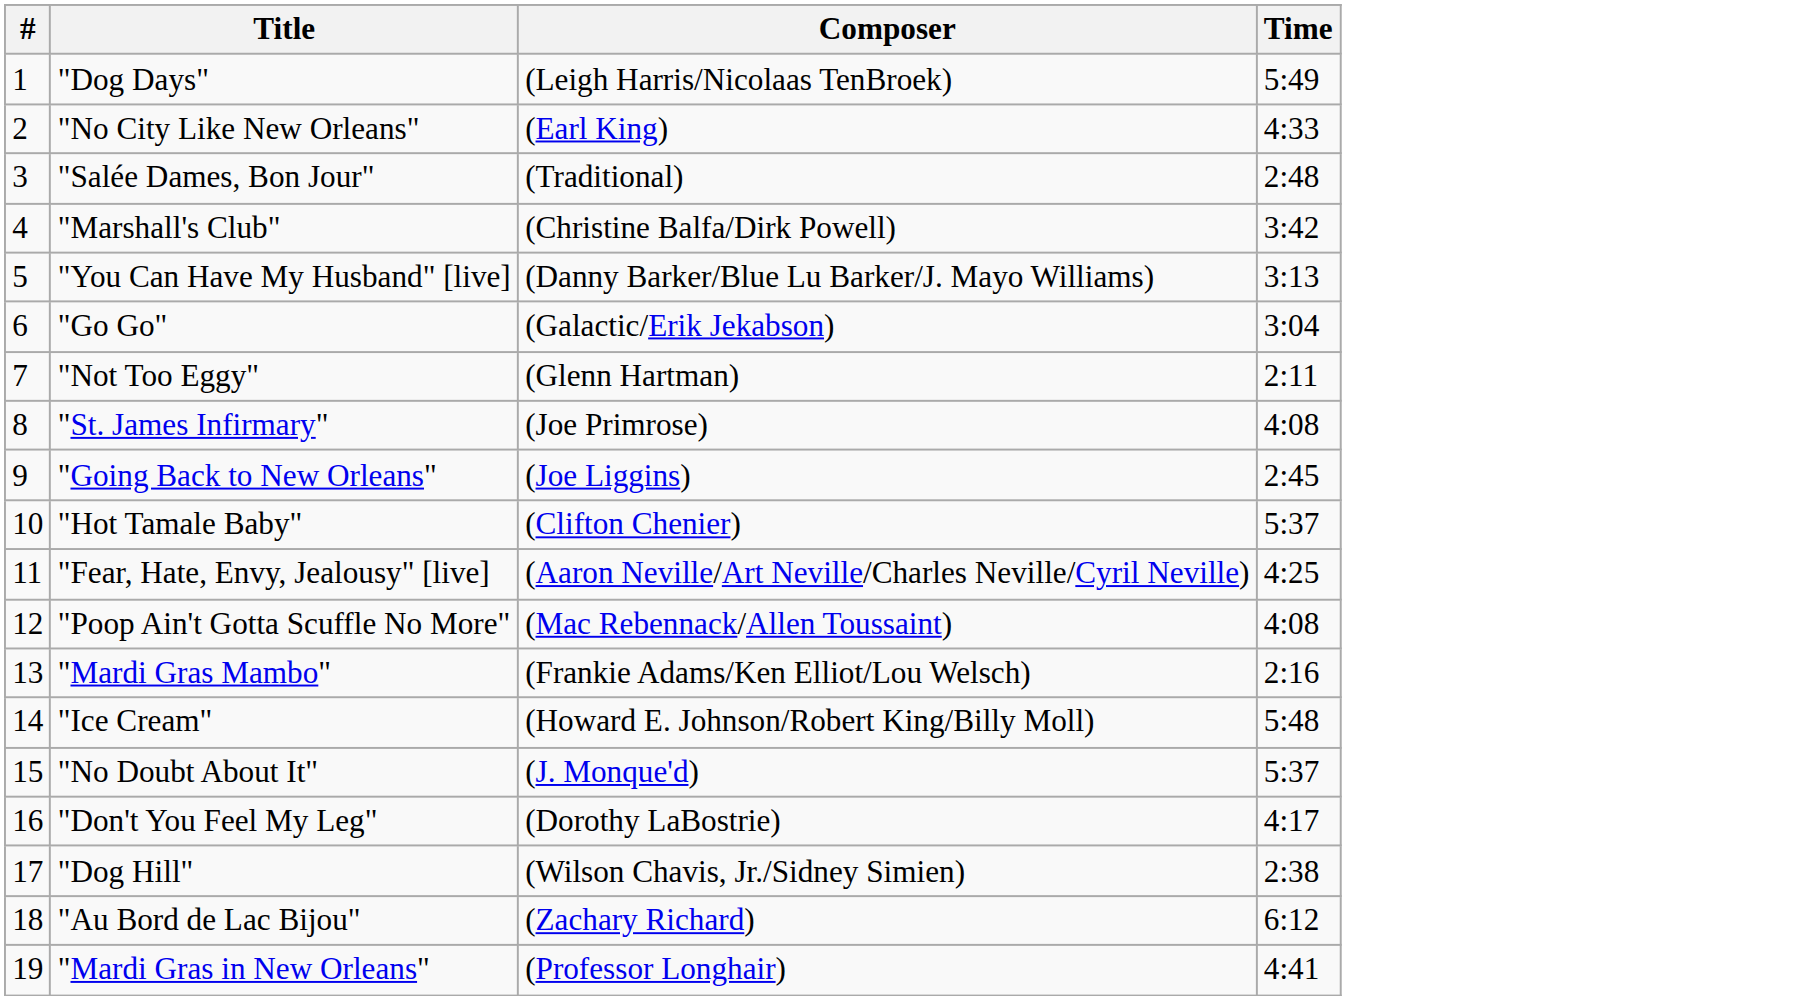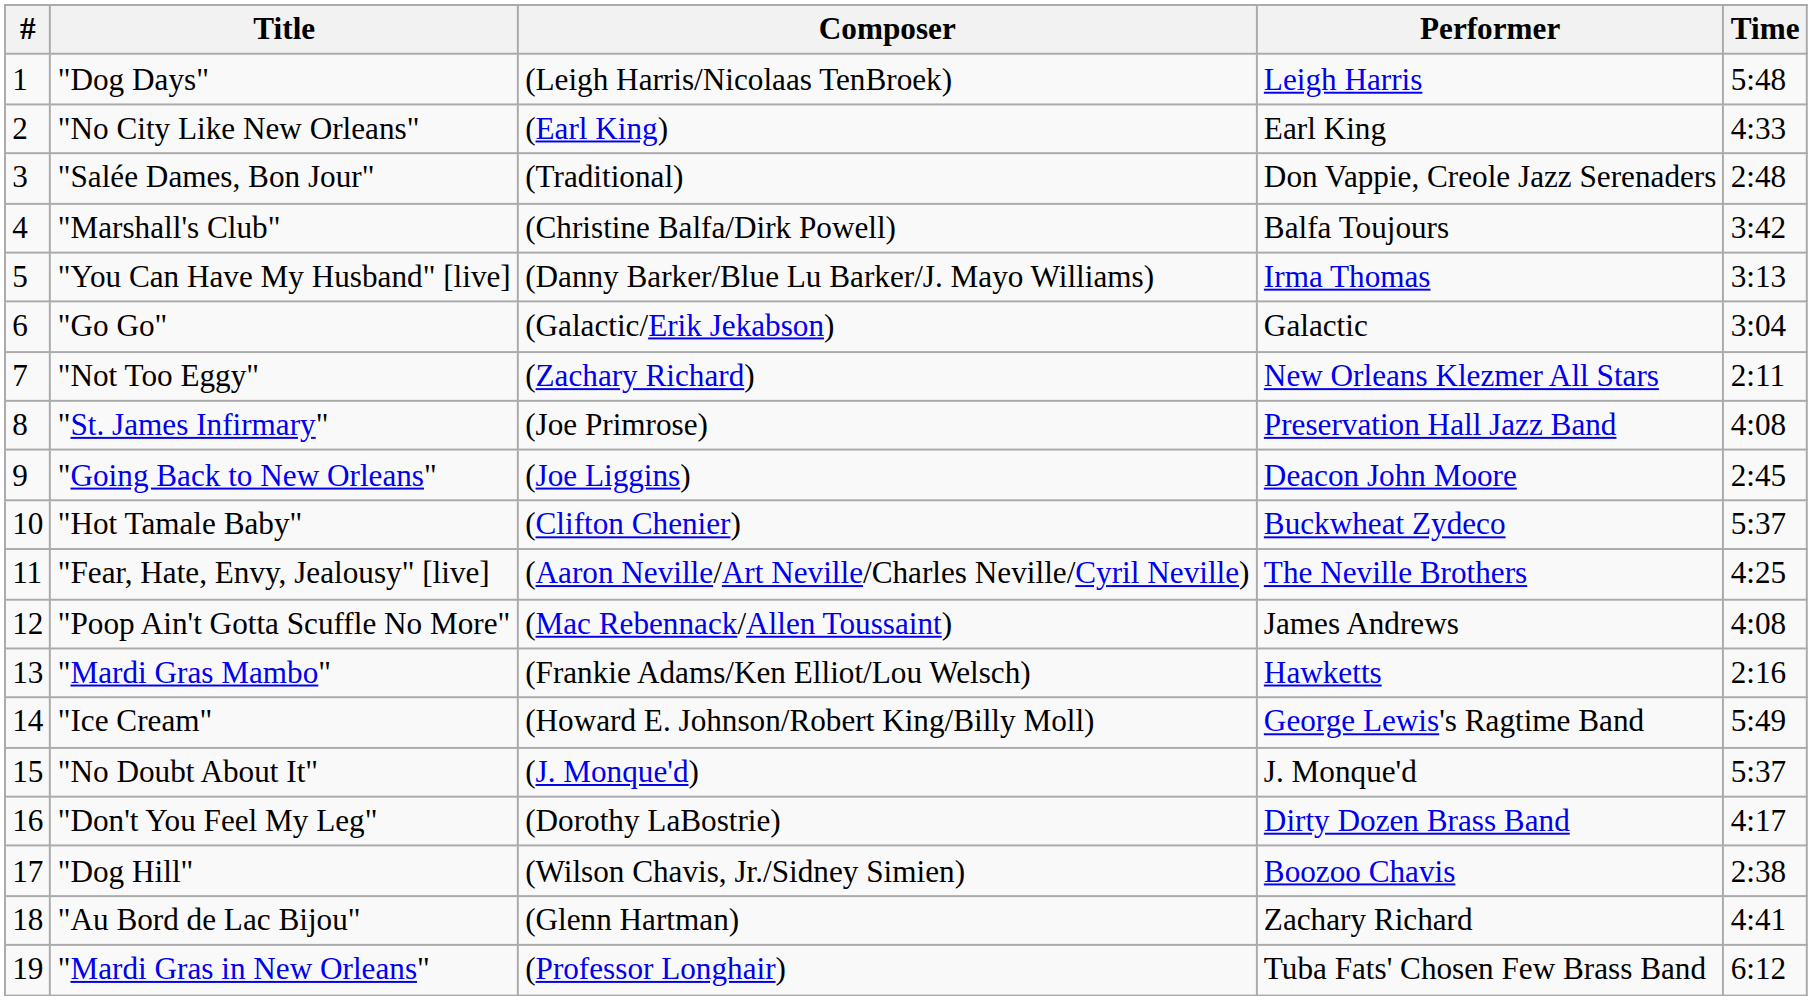+ column: (1490, 29)
(1292, 78) 5:49 -> (1758, 78) 5:48
(632, 375) (Glenn Hartman) -> (640, 375) (Zachary Richard)
(1292, 721) 5:48 -> (1758, 721) 5:49
(640, 919) (Zachary Richard) -> (632, 919) (Glenn Hartman)
(1292, 919) 6:12 -> (1758, 919) 4:41
(1292, 969) 4:41 -> (1758, 969) 6:12
